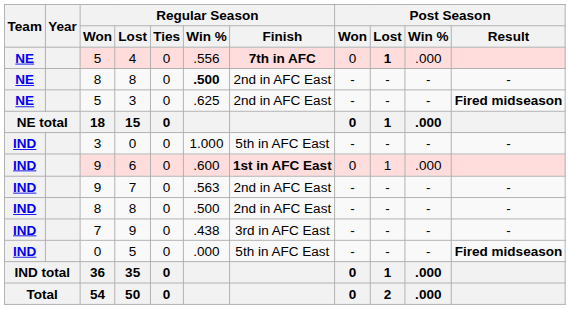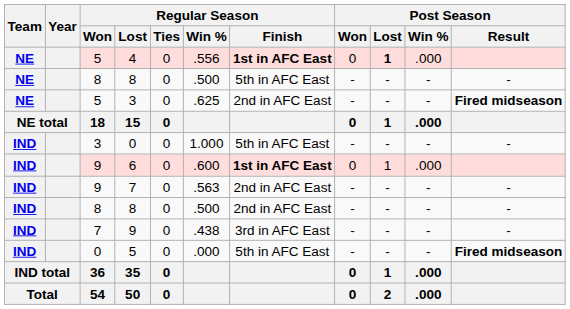(282, 58) 7th in AFC -> (282, 58) 1st in AFC East
(206, 80) bold -> (206, 80) normal
(282, 80) 2nd in AFC East -> (282, 80) 5th in AFC East
